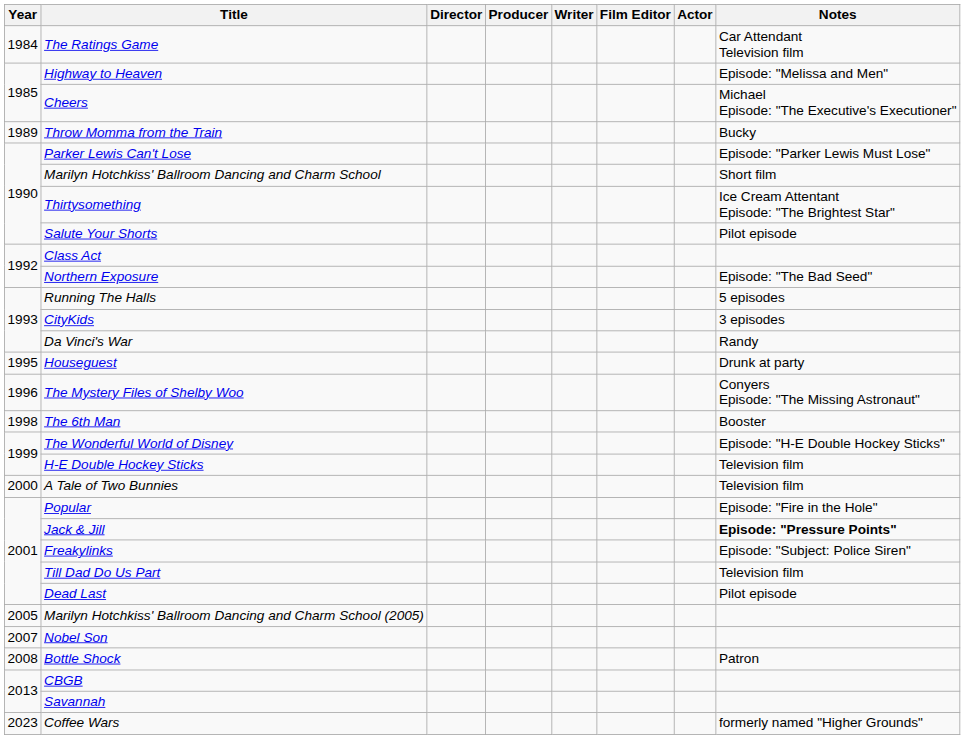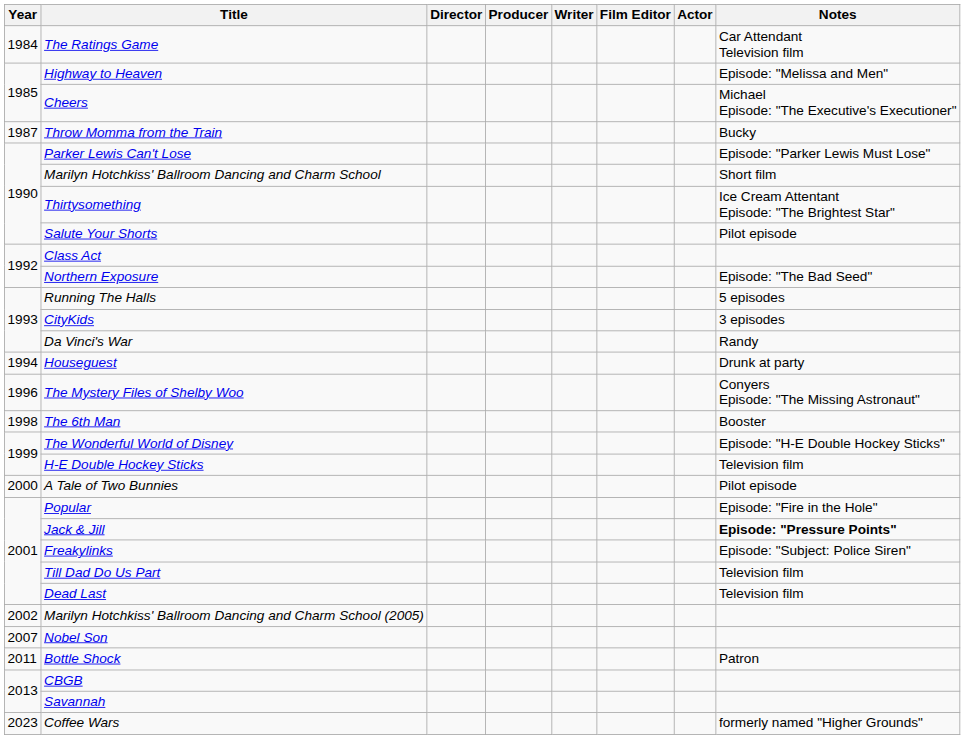(23, 132) 1989 -> (23, 132) 1987
(23, 363) 1995 -> (23, 363) 1994
(761, 486) Television film -> (758, 486) Pilot episode
(758, 594) Pilot episode -> (761, 594) Television film
(23, 615) 2005 -> (23, 615) 2002
(23, 658) 2008 -> (22, 658) 2011
